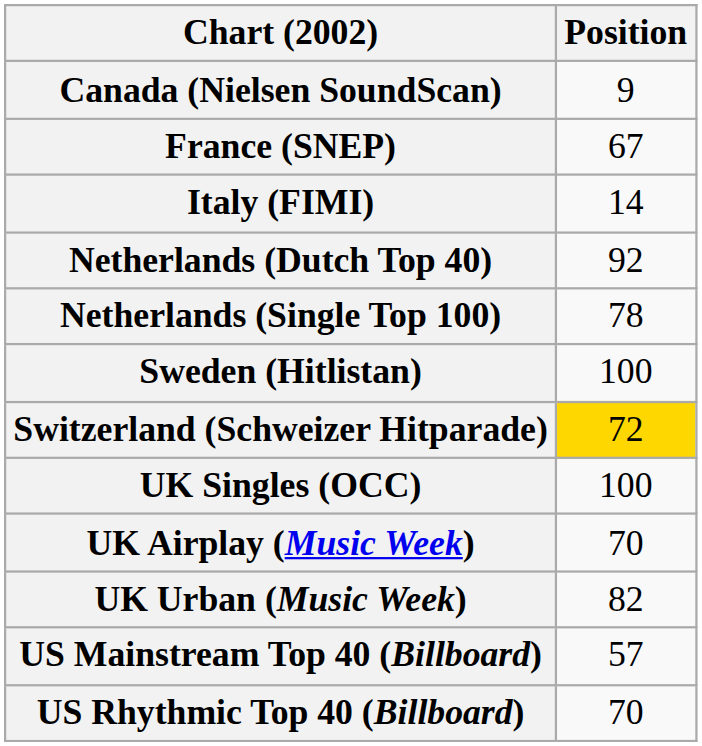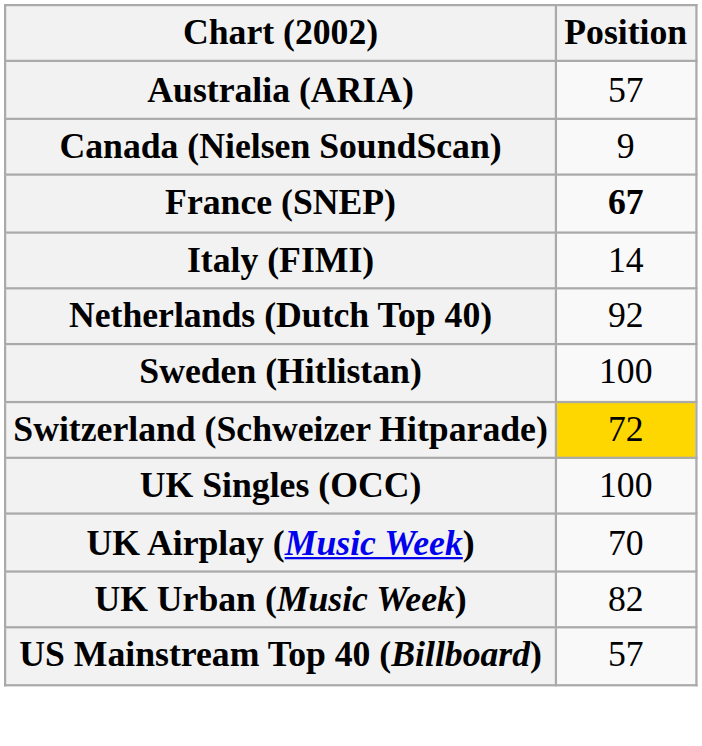+ row: (281, 89)
(626, 145) normal -> (626, 202) bold
- row: (281, 315)
- row: (281, 711)
